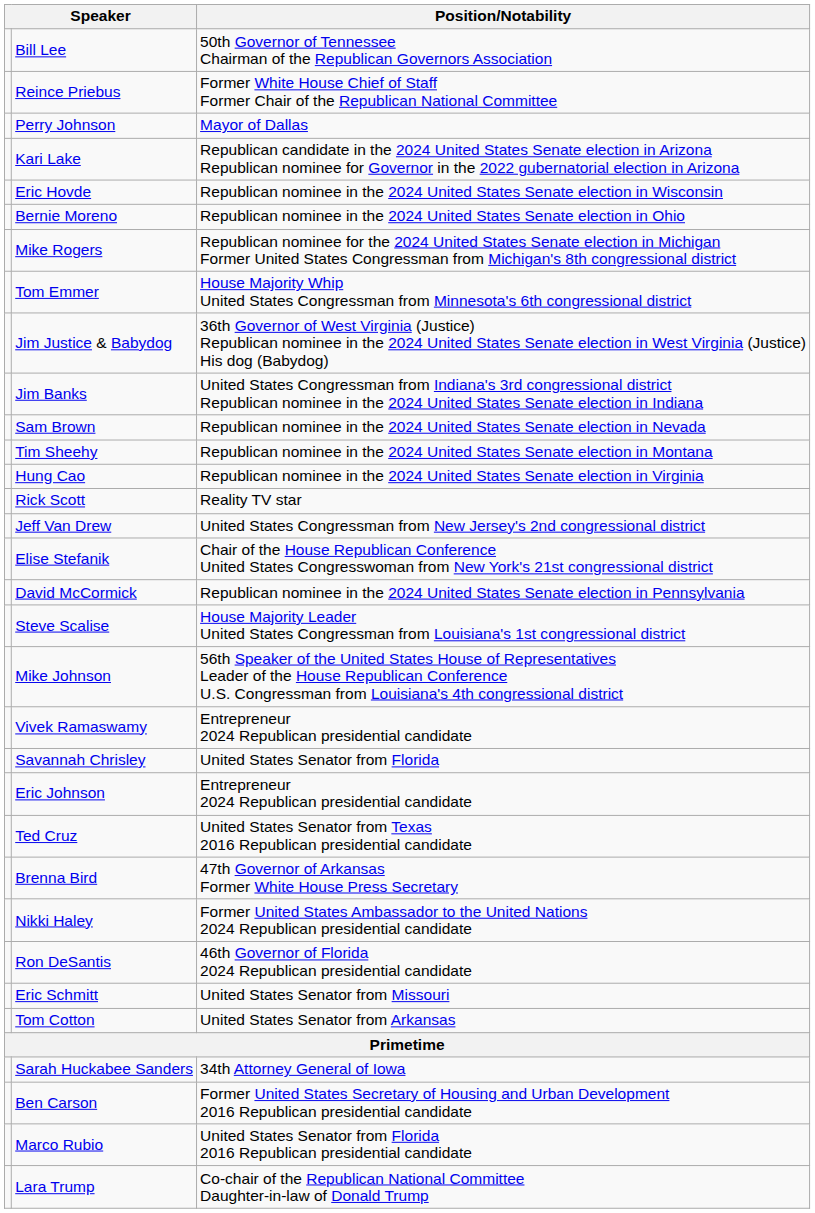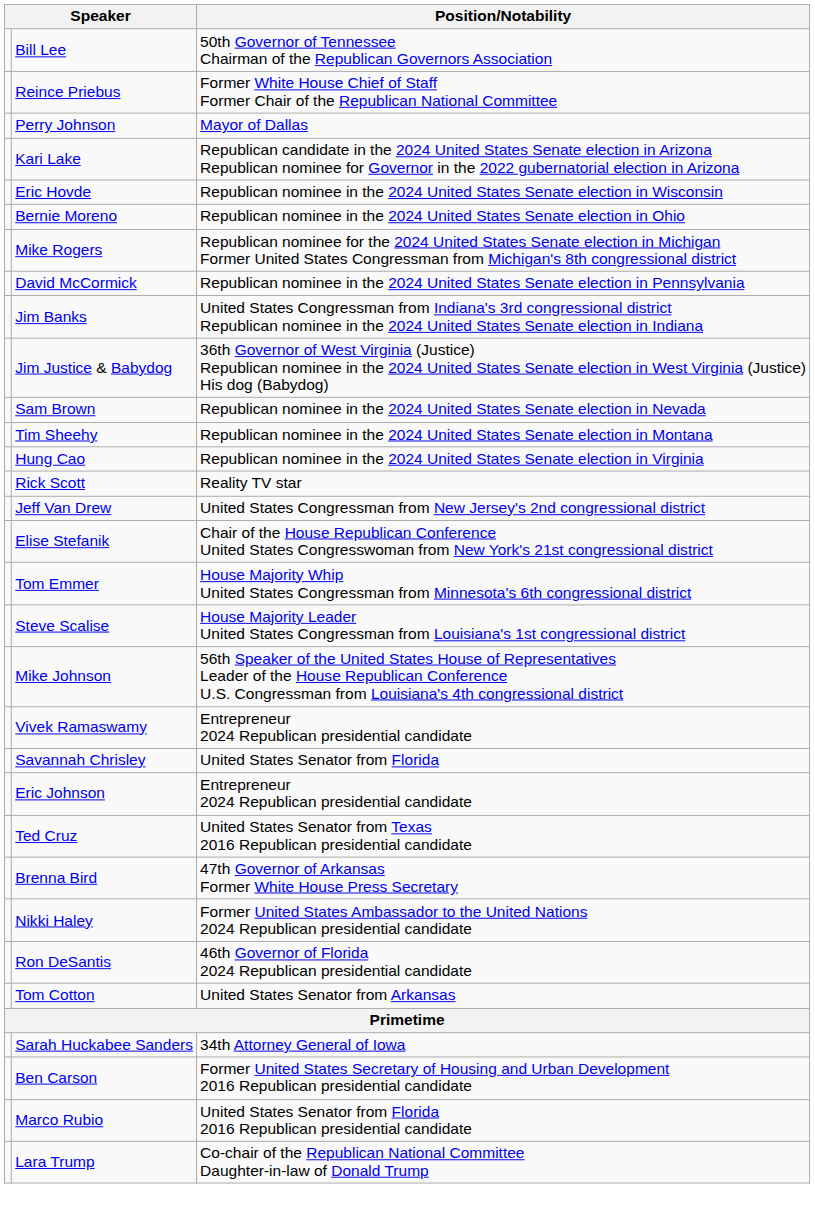rows swapped: (76, 592) <-> (57, 292)
rows swapped: (94, 343) <-> (51, 393)
- row: (57, 995)
